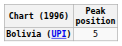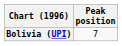(95, 34) 5 -> (95, 34) 7
